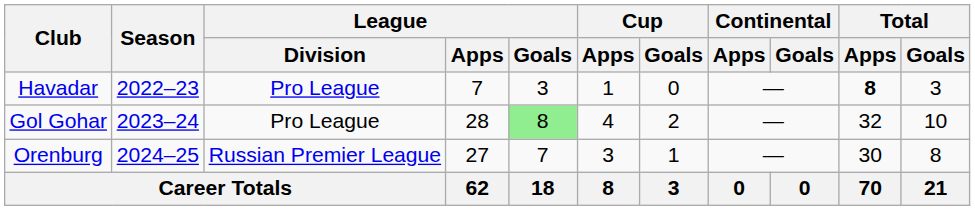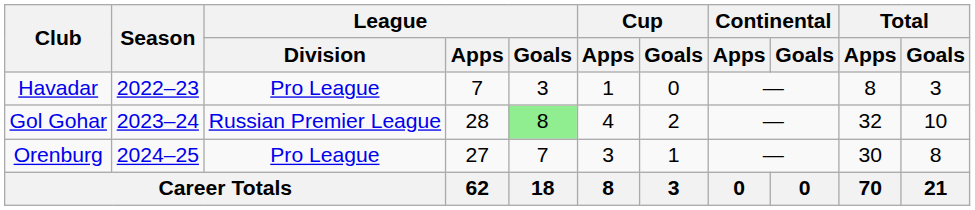(870, 88) bold -> (870, 88) normal
(325, 121) Pro League -> (325, 121) Russian Premier League
(325, 155) Russian Premier League -> (325, 155) Pro League
